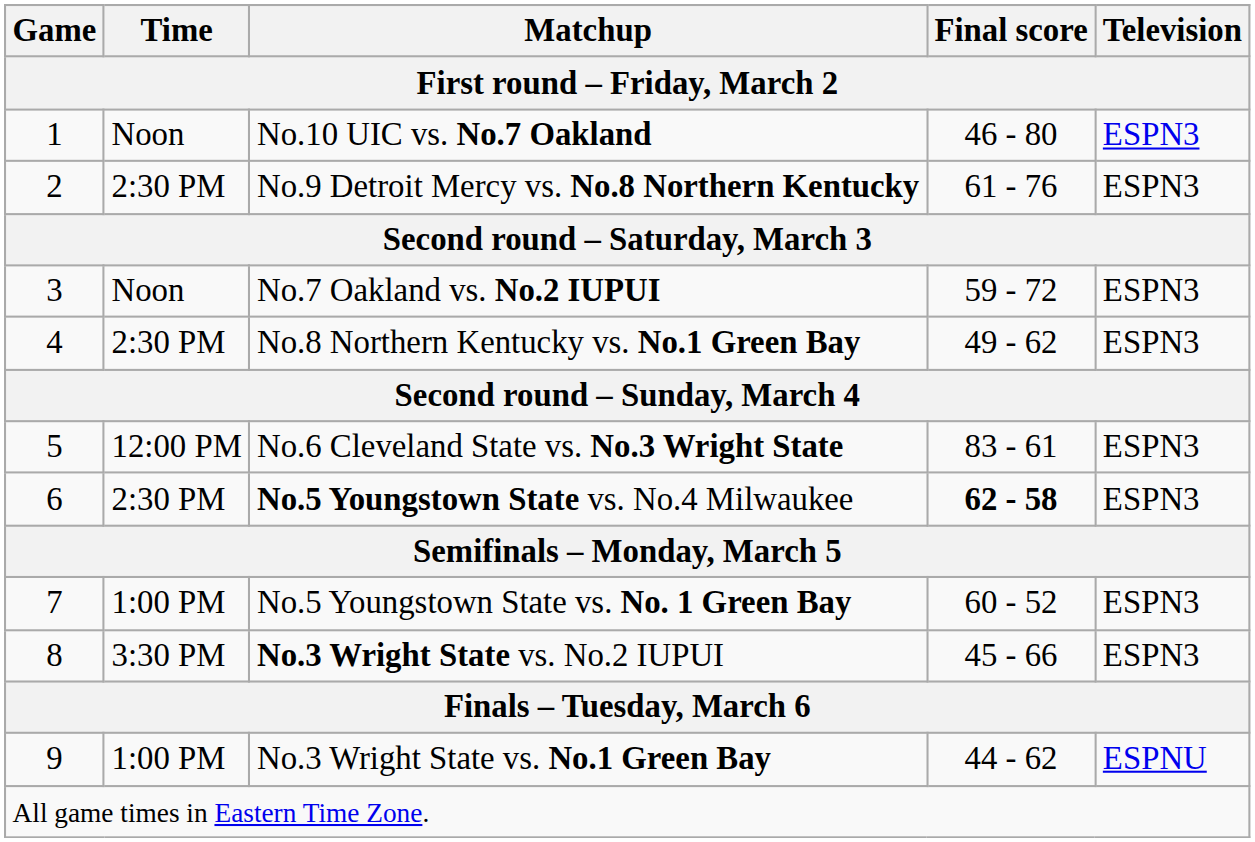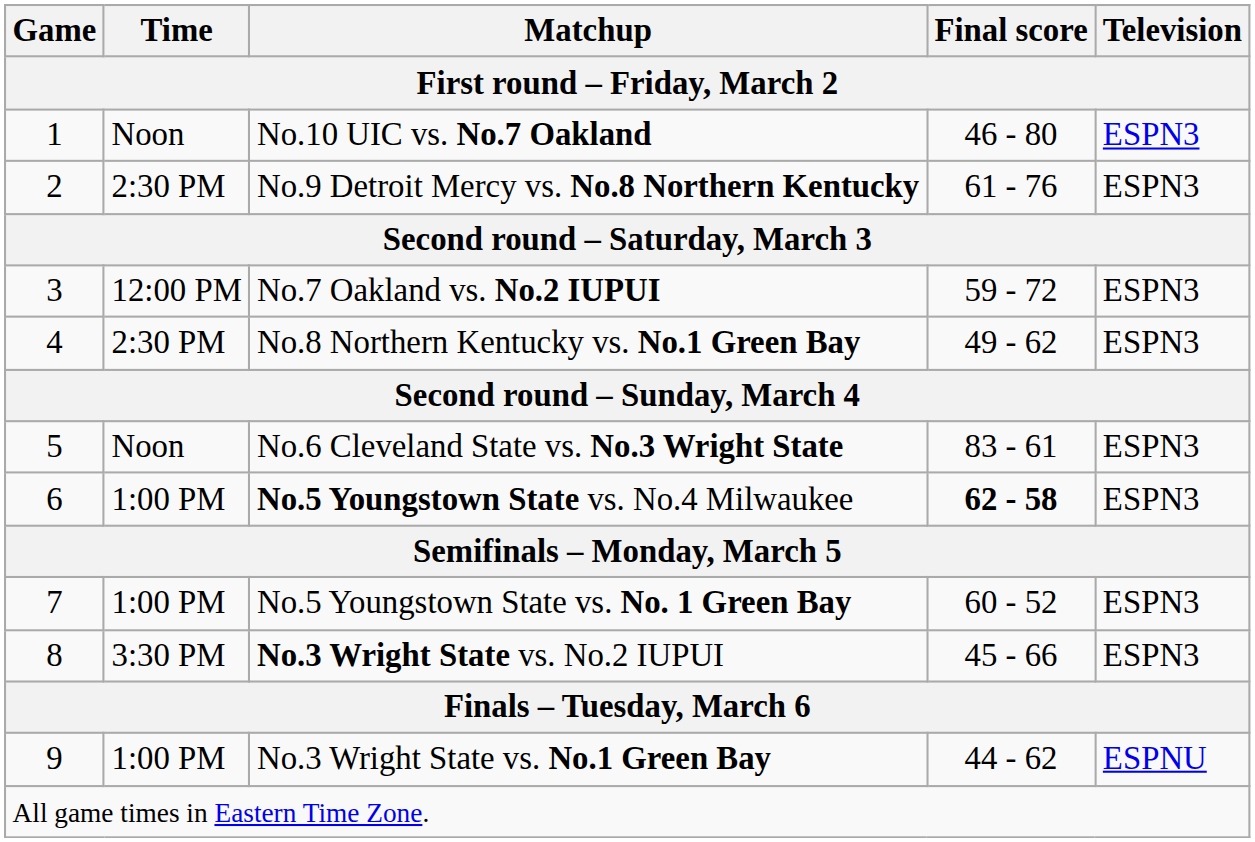(148, 290) Noon -> (177, 290) 12:00 PM
(177, 446) 12:00 PM -> (148, 446) Noon
(168, 498) 2:30 PM -> (168, 498) 1:00 PM
